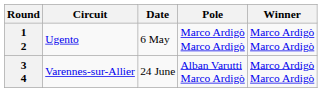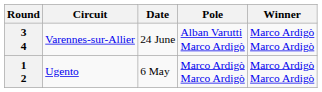rows swapped: (23, 39) <-> (23, 71)
